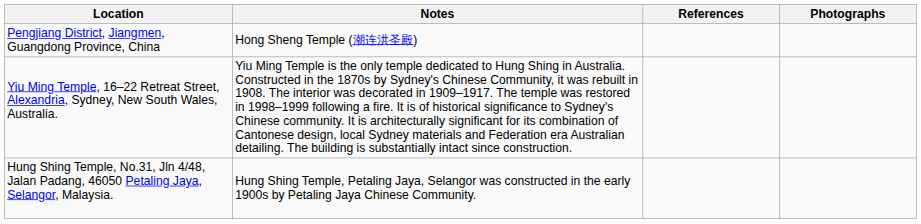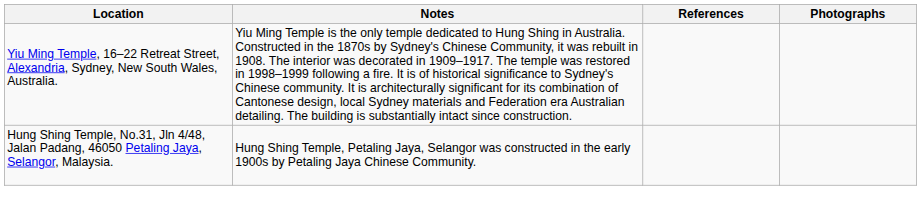- row: (86, 40)
